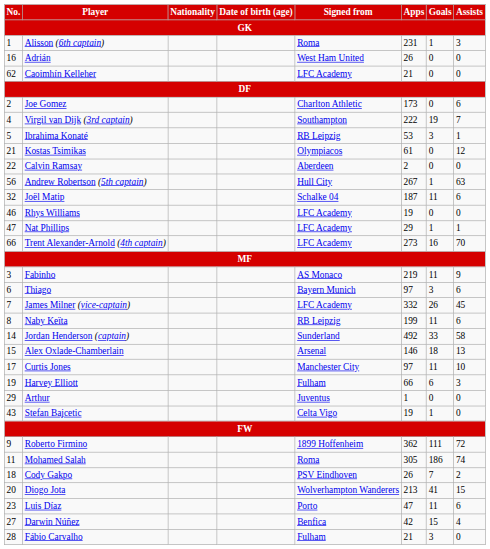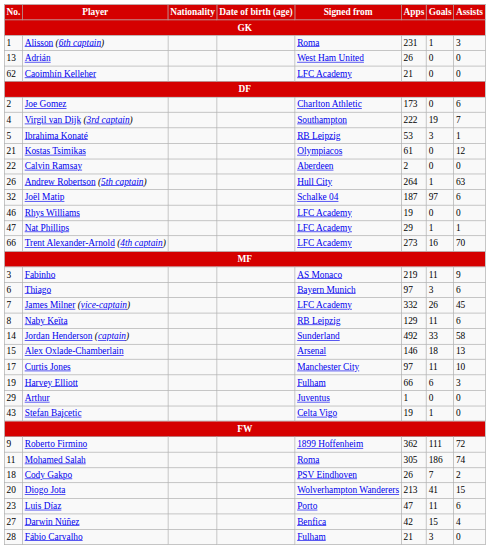(11, 58) 16 -> (11, 58) 13
(11, 182) 56 -> (11, 182) 26
(411, 182) 267 -> (411, 182) 264
(433, 197) 11 -> (433, 197) 97
(411, 321) 199 -> (411, 321) 129
